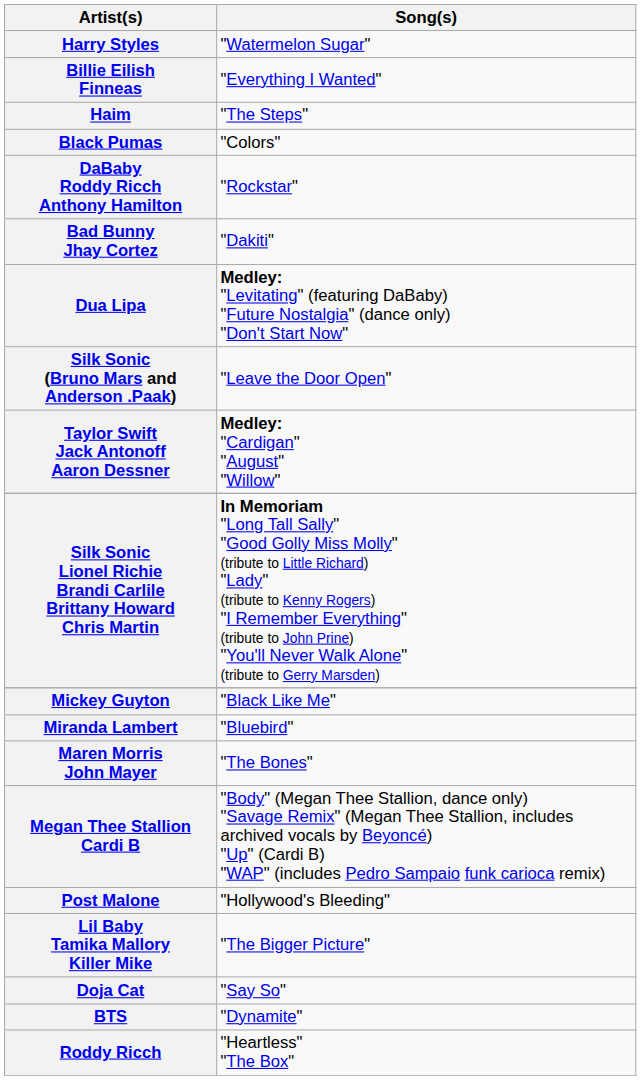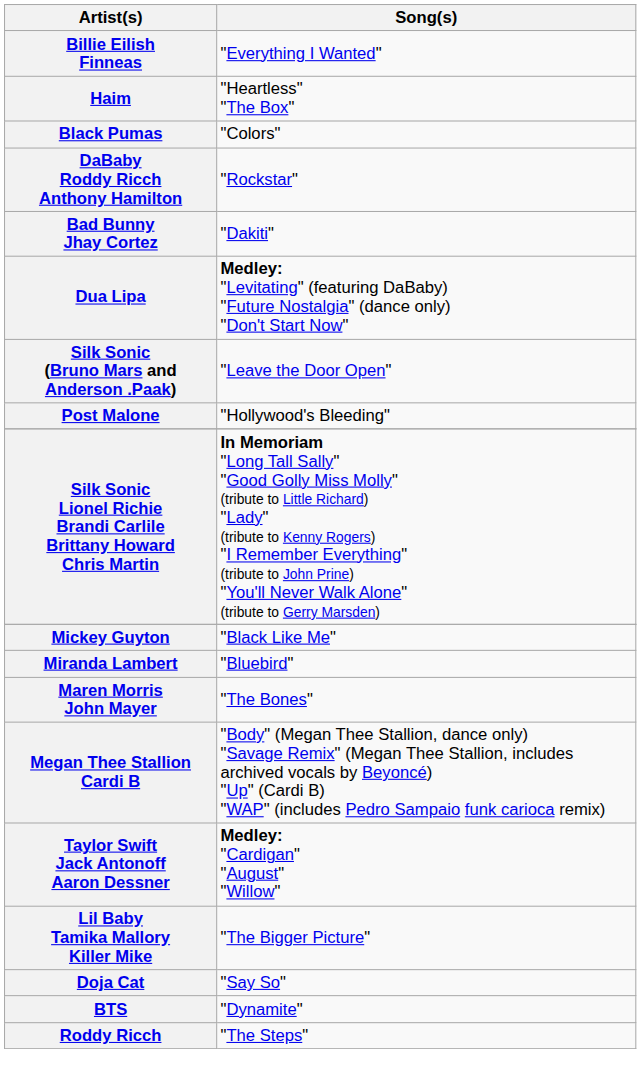- row: (111, 44)
(264, 115) "The Steps" -> (262, 98) "Heartless" "The Box"
rows swapped: (111, 451) <-> (111, 900)
(261, 1052) "Heartless" "The Box" -> (264, 1035) "The Steps"
